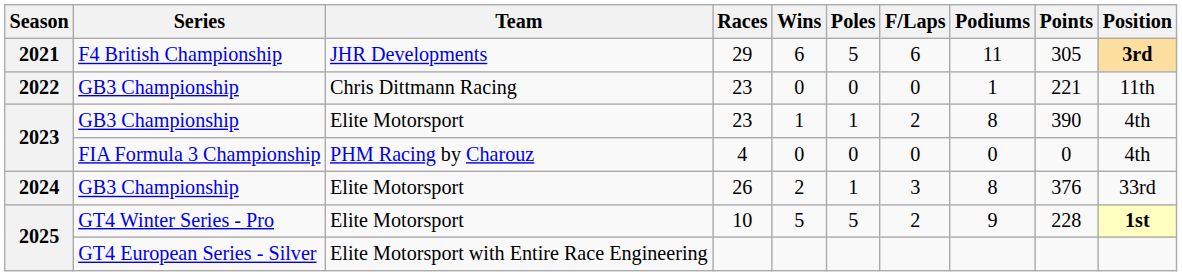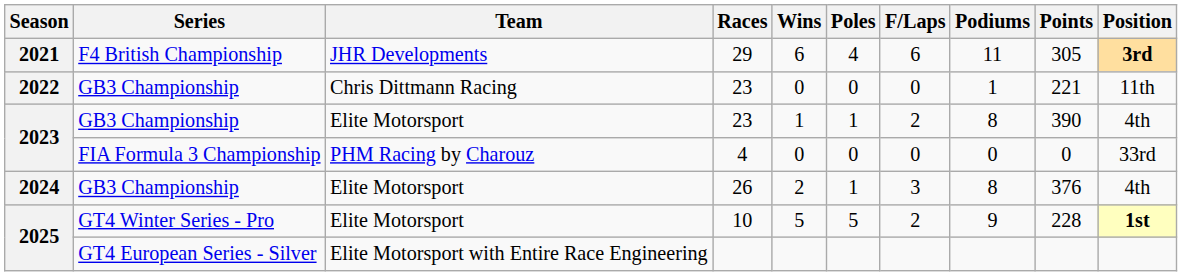(853, 54) 5 -> (853, 54) 4
(1137, 154) 4th -> (1137, 154) 33rd
(1137, 187) 33rd -> (1137, 187) 4th
